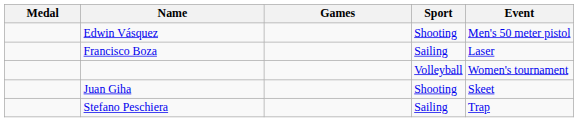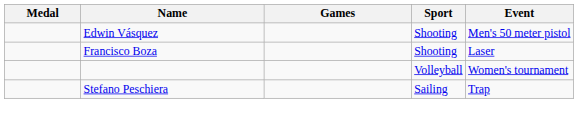(431, 51) Sailing -> (436, 51) Shooting
- row: (107, 88)
